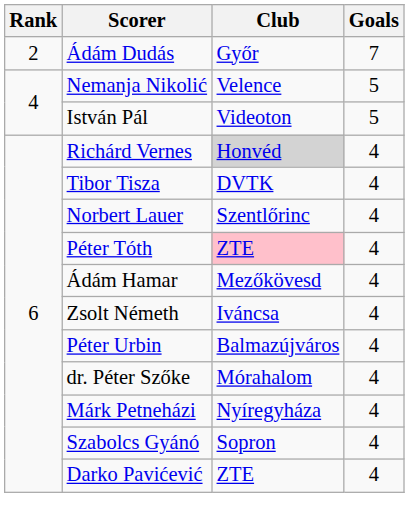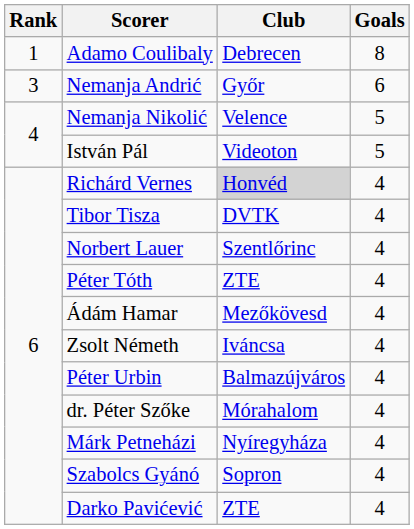+ row: (140, 53)
- row: (120, 53)
+ row: (134, 85)
(235, 248) pink background -> (241, 280) no background
